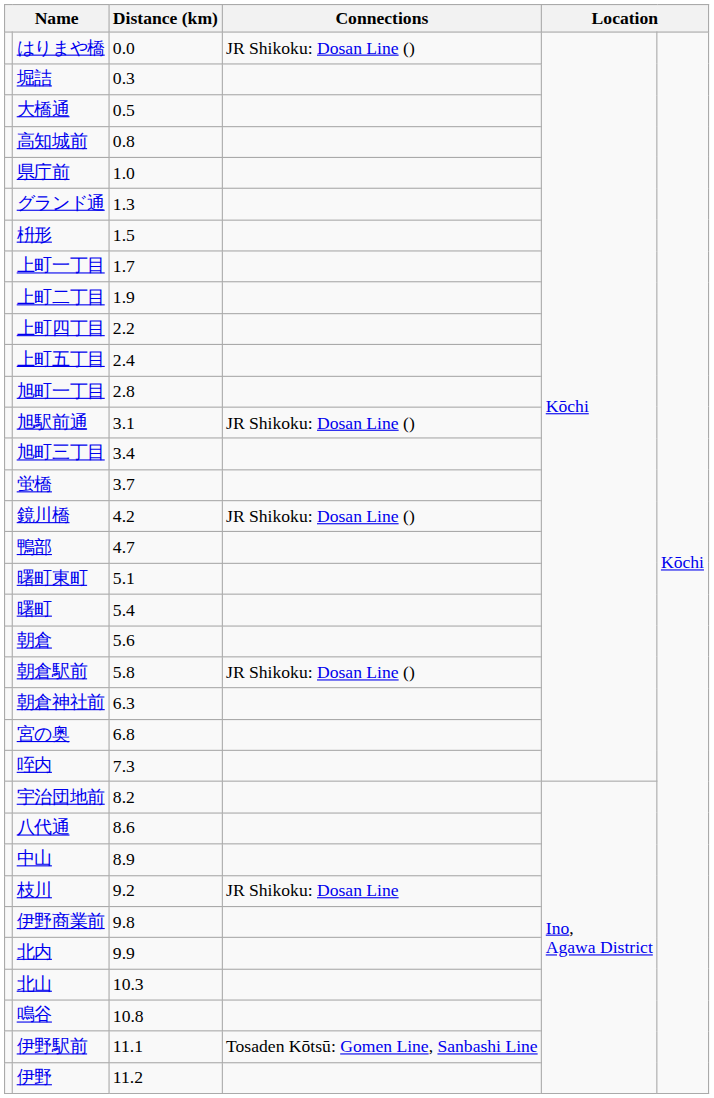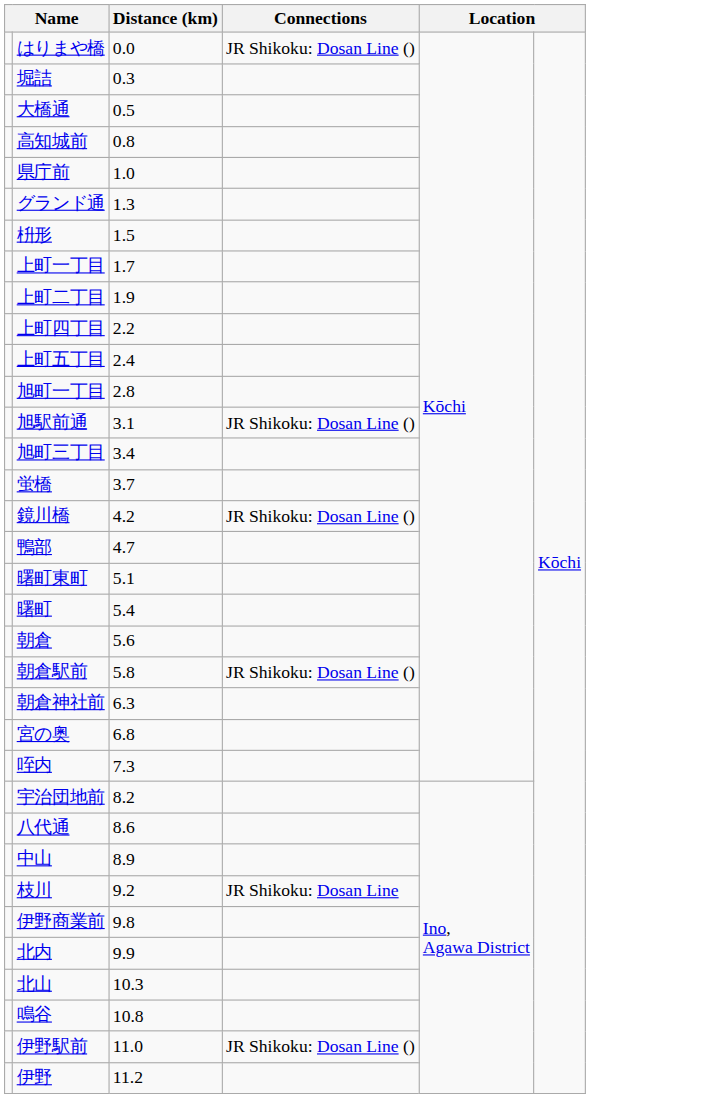(128, 1046) 11.1 -> (128, 1046) 11.0
(382, 1046) Tosaden Kōtsū: Gomen Line, Sanbashi Line -> (320, 1046) JR Shikoku: Dosan Line ()
